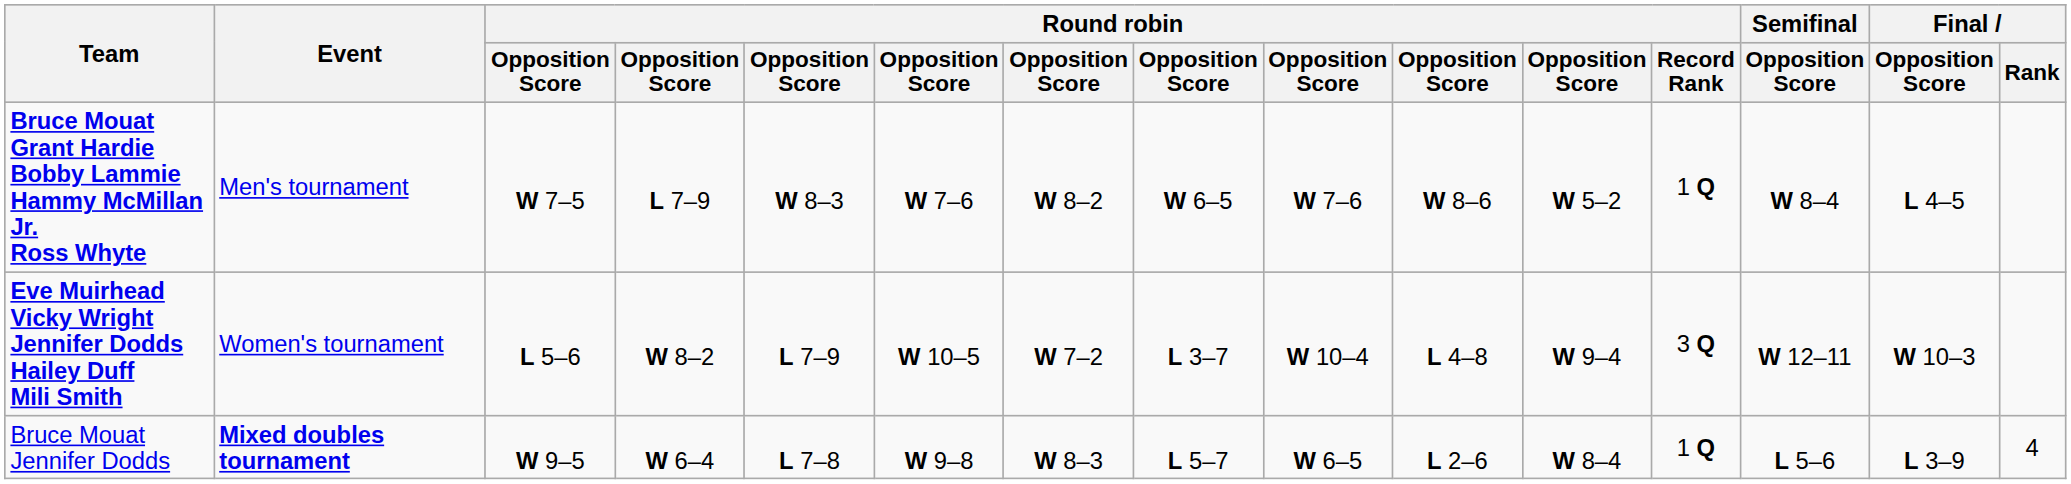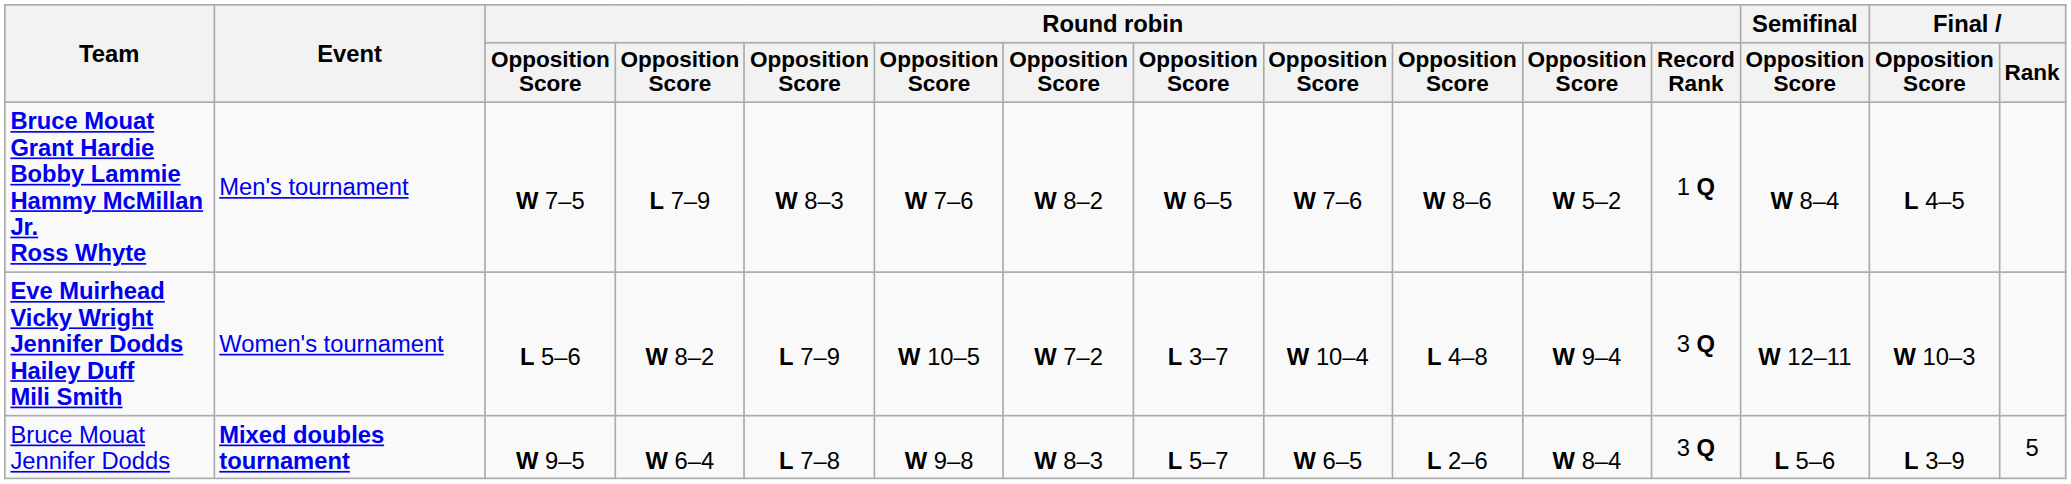(1696, 448) 1 Q -> (1696, 448) 3 Q
(2032, 448) 4 -> (2032, 448) 5
